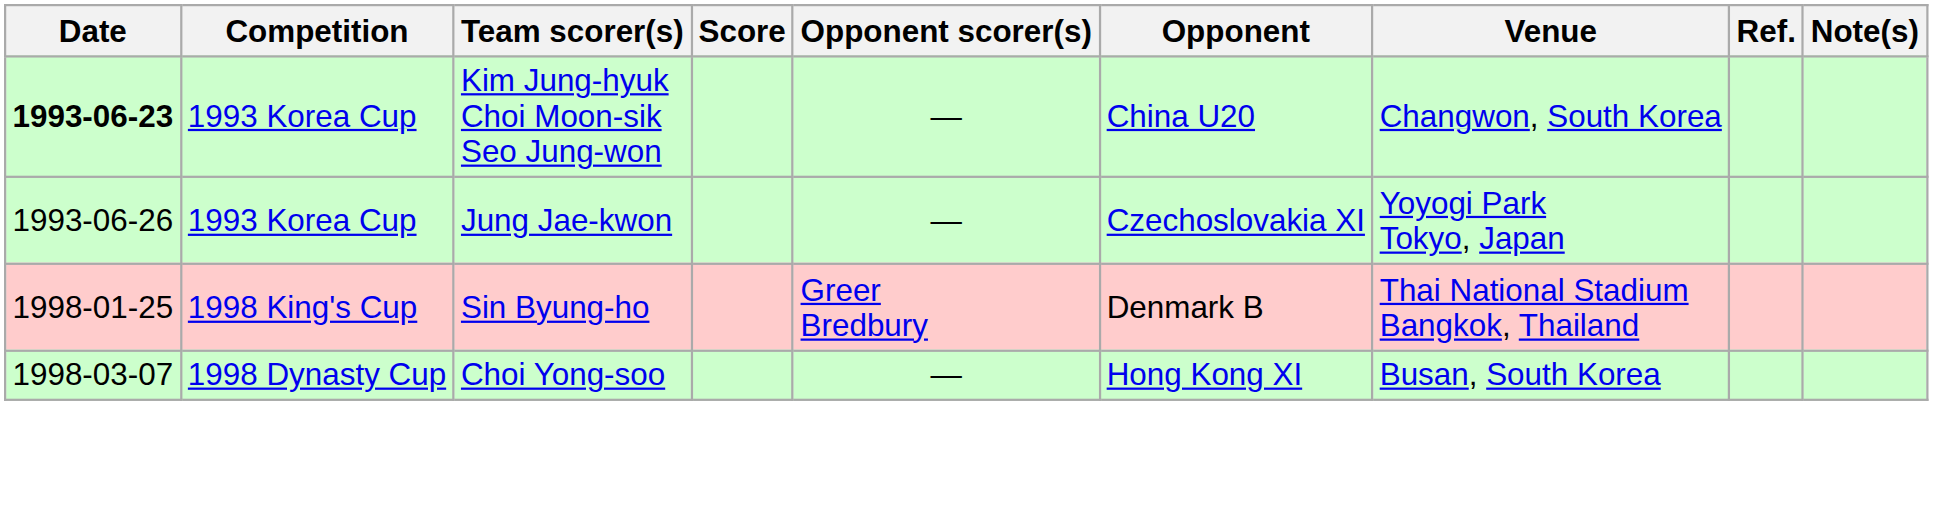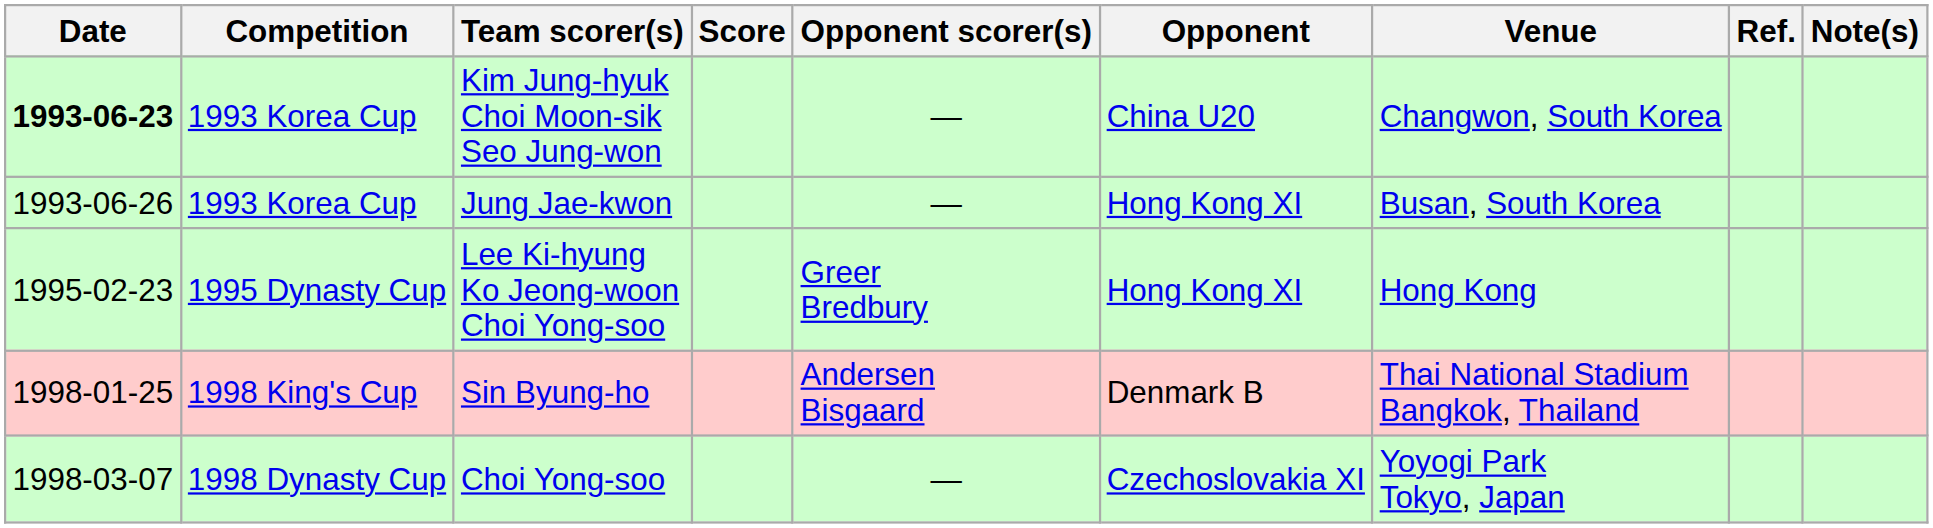(1236, 221) Czechoslovakia XI -> (1204, 203) Hong Kong XI
(1472, 221) Yoyogi Park Tokyo, Japan -> (1520, 203) Busan, South Korea
+ row: (570, 289)
(864, 307) Greer Bredbury -> (868, 393) Andersen Bisgaard
(1204, 375) Hong Kong XI -> (1236, 479) Czechoslovakia XI
(1520, 375) Busan, South Korea -> (1472, 479) Yoyogi Park Tokyo, Japan
